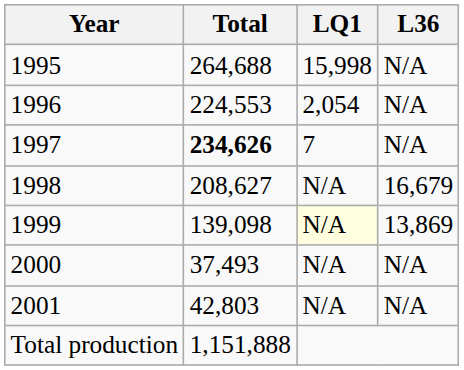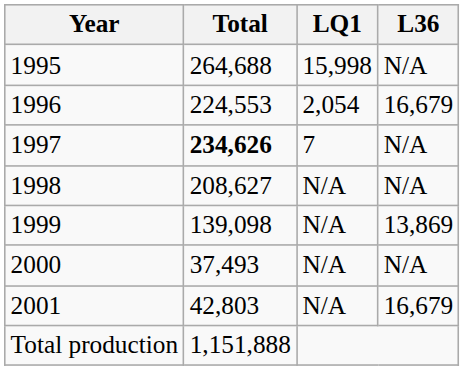(405, 104) N/A -> (418, 104) 16,679
(418, 184) 16,679 -> (405, 184) N/A
(324, 225) lightyellow background -> (324, 225) no background
(405, 305) N/A -> (418, 305) 16,679
